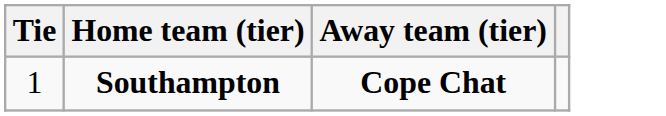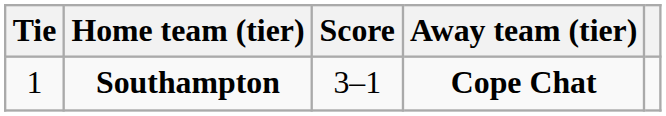+ column: (357, 30)
